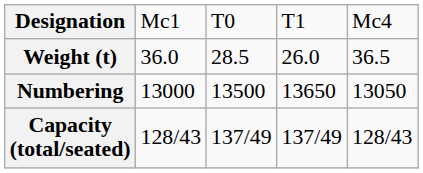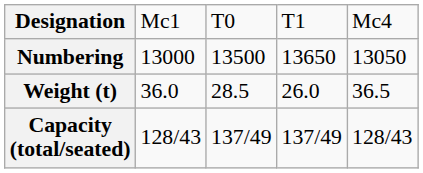rows swapped: (70, 90) <-> (70, 56)
